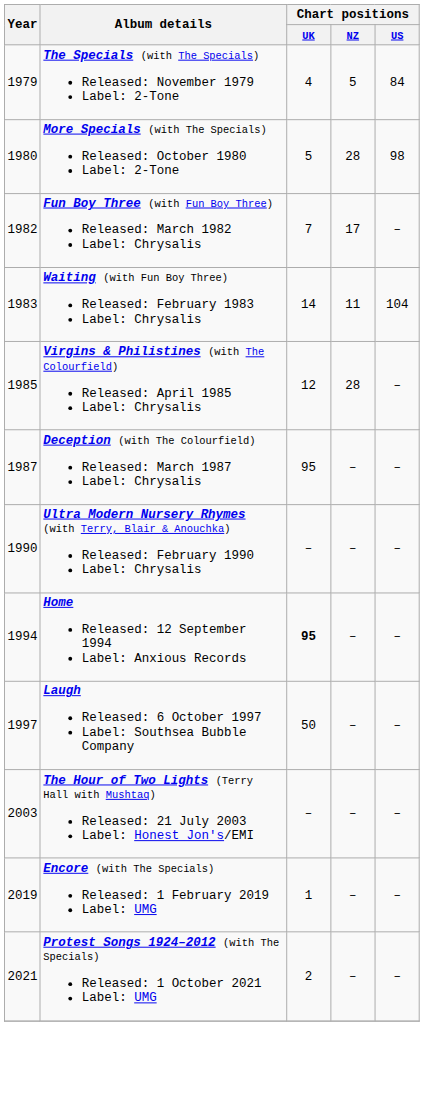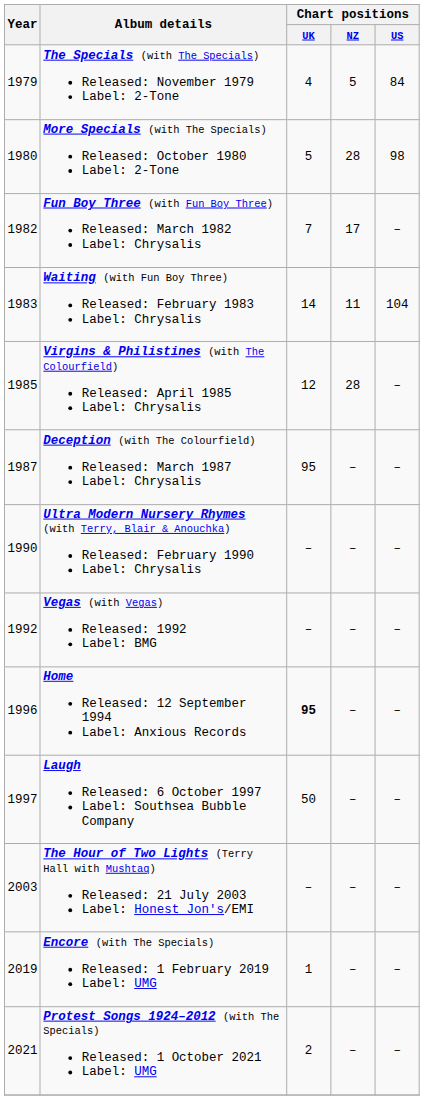+ row: (163, 623)
(22, 637) 1994 -> (22, 711) 1996
